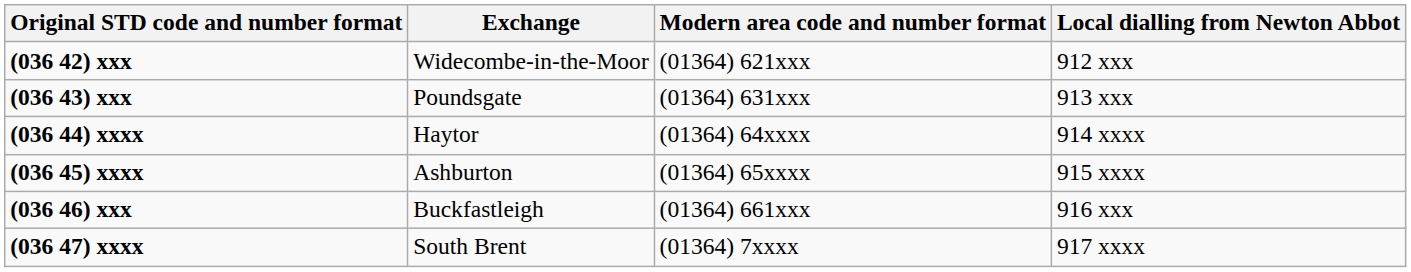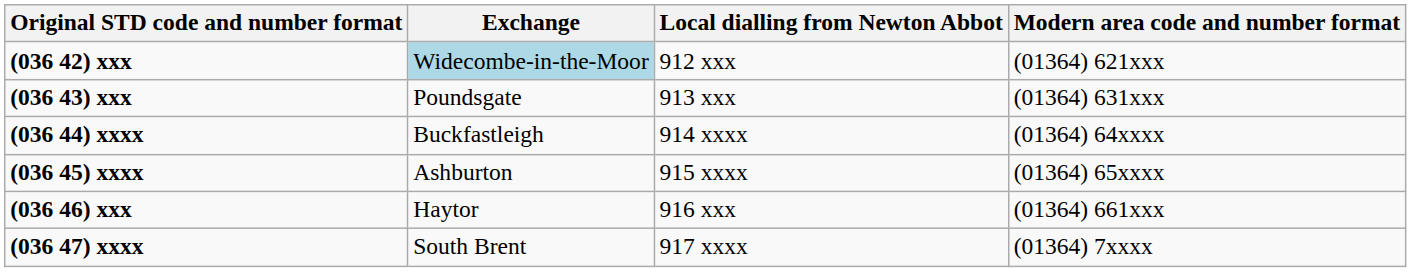columns swapped: (1229, 23) <-> (853, 23)
(531, 60) no background -> (531, 60) lightblue background
(446, 135) Haytor -> (479, 135) Buckfastleigh
(479, 209) Buckfastleigh -> (446, 209) Haytor
